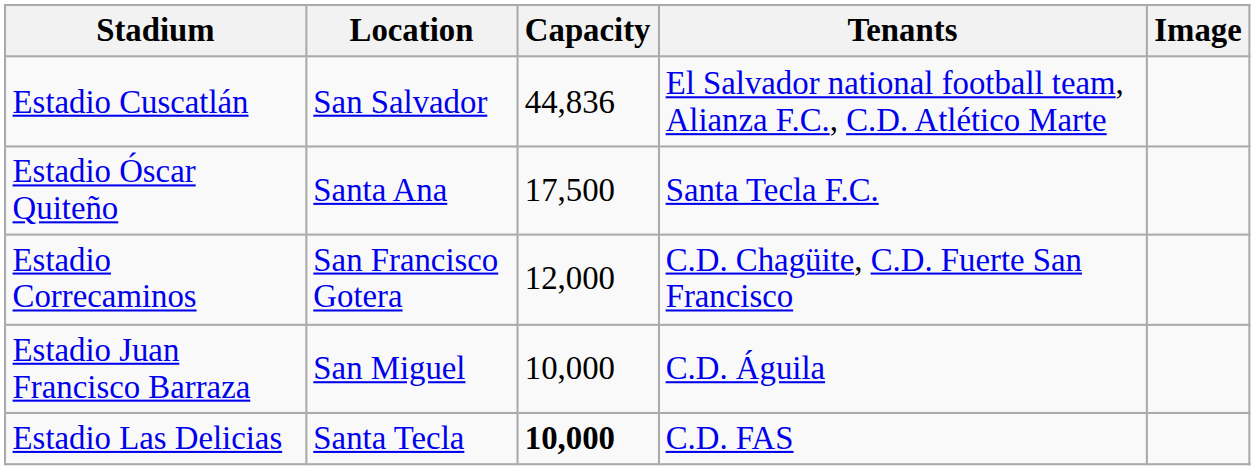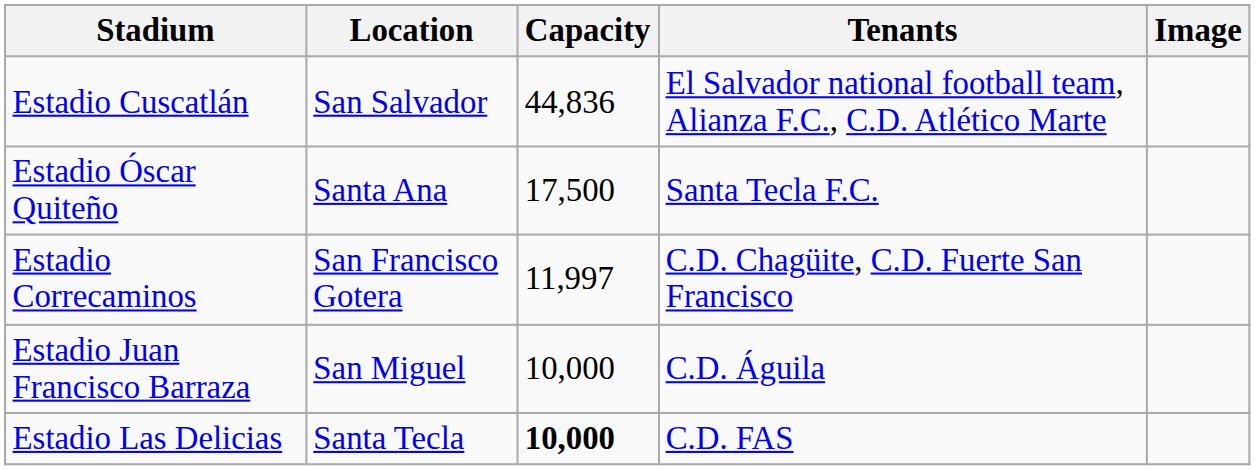(570, 278) 12,000 -> (569, 278) 11,997
